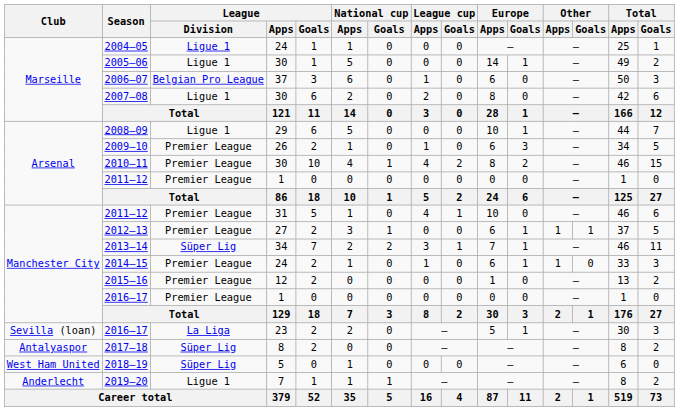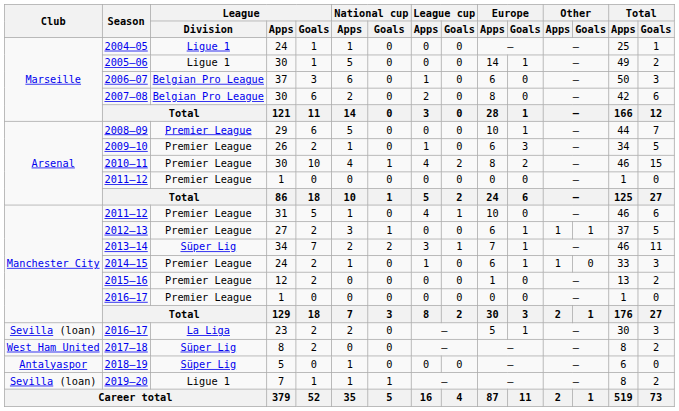(208, 96) Ligue 1 -> (208, 96) Belgian Pro League
(208, 130) Ligue 1 -> (208, 130) Premier League
(53, 348) Antalyaspor -> (53, 348) West Ham United
(53, 364) West Ham United -> (53, 364) Antalyaspor
(53, 381) Anderlecht -> (53, 381) Sevilla (loan)
